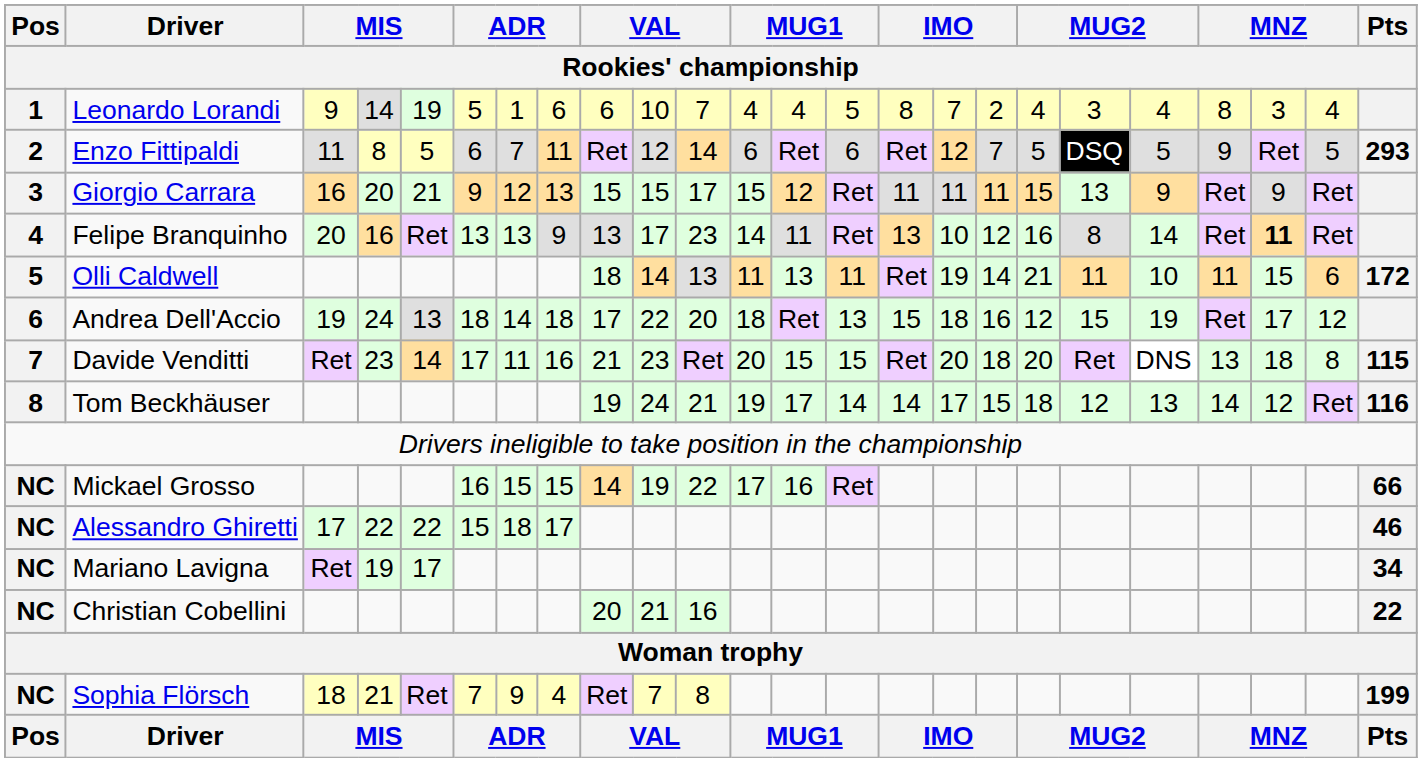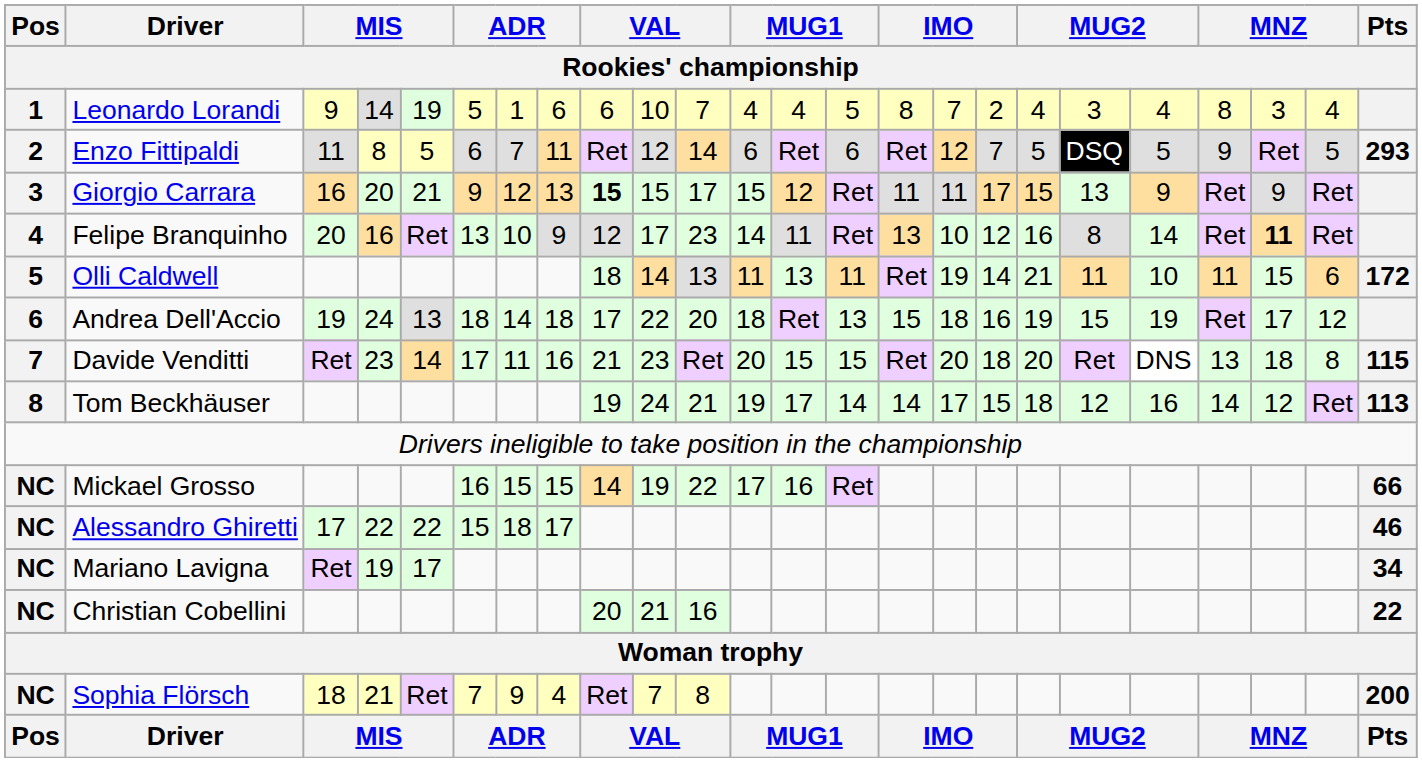(607, 193) normal -> (607, 193) bold
(996, 193) 11 -> (996, 193) 17
(517, 234) 13 -> (517, 234) 10
(607, 234) 13 -> (607, 234) 12
(1038, 318) 12 -> (1038, 318) 19
(1163, 402) 13 -> (1163, 402) 16
(1388, 402) 116 -> (1388, 402) 113
(1388, 694) 199 -> (1388, 694) 200
